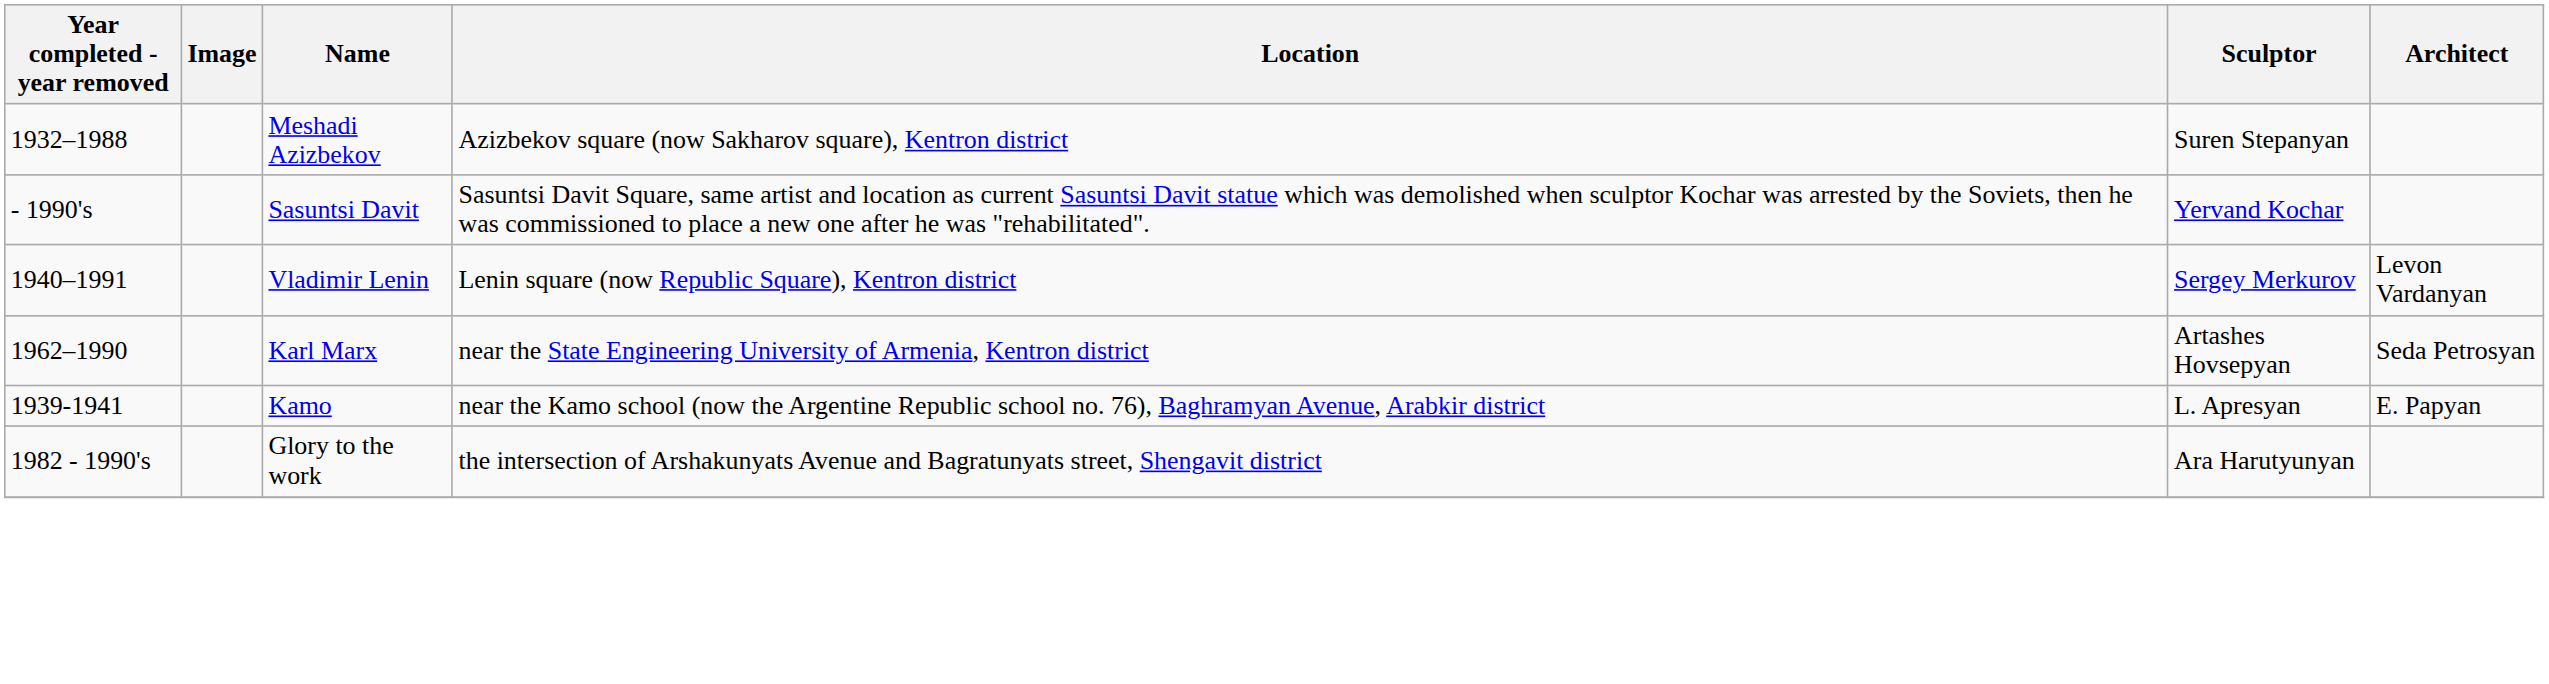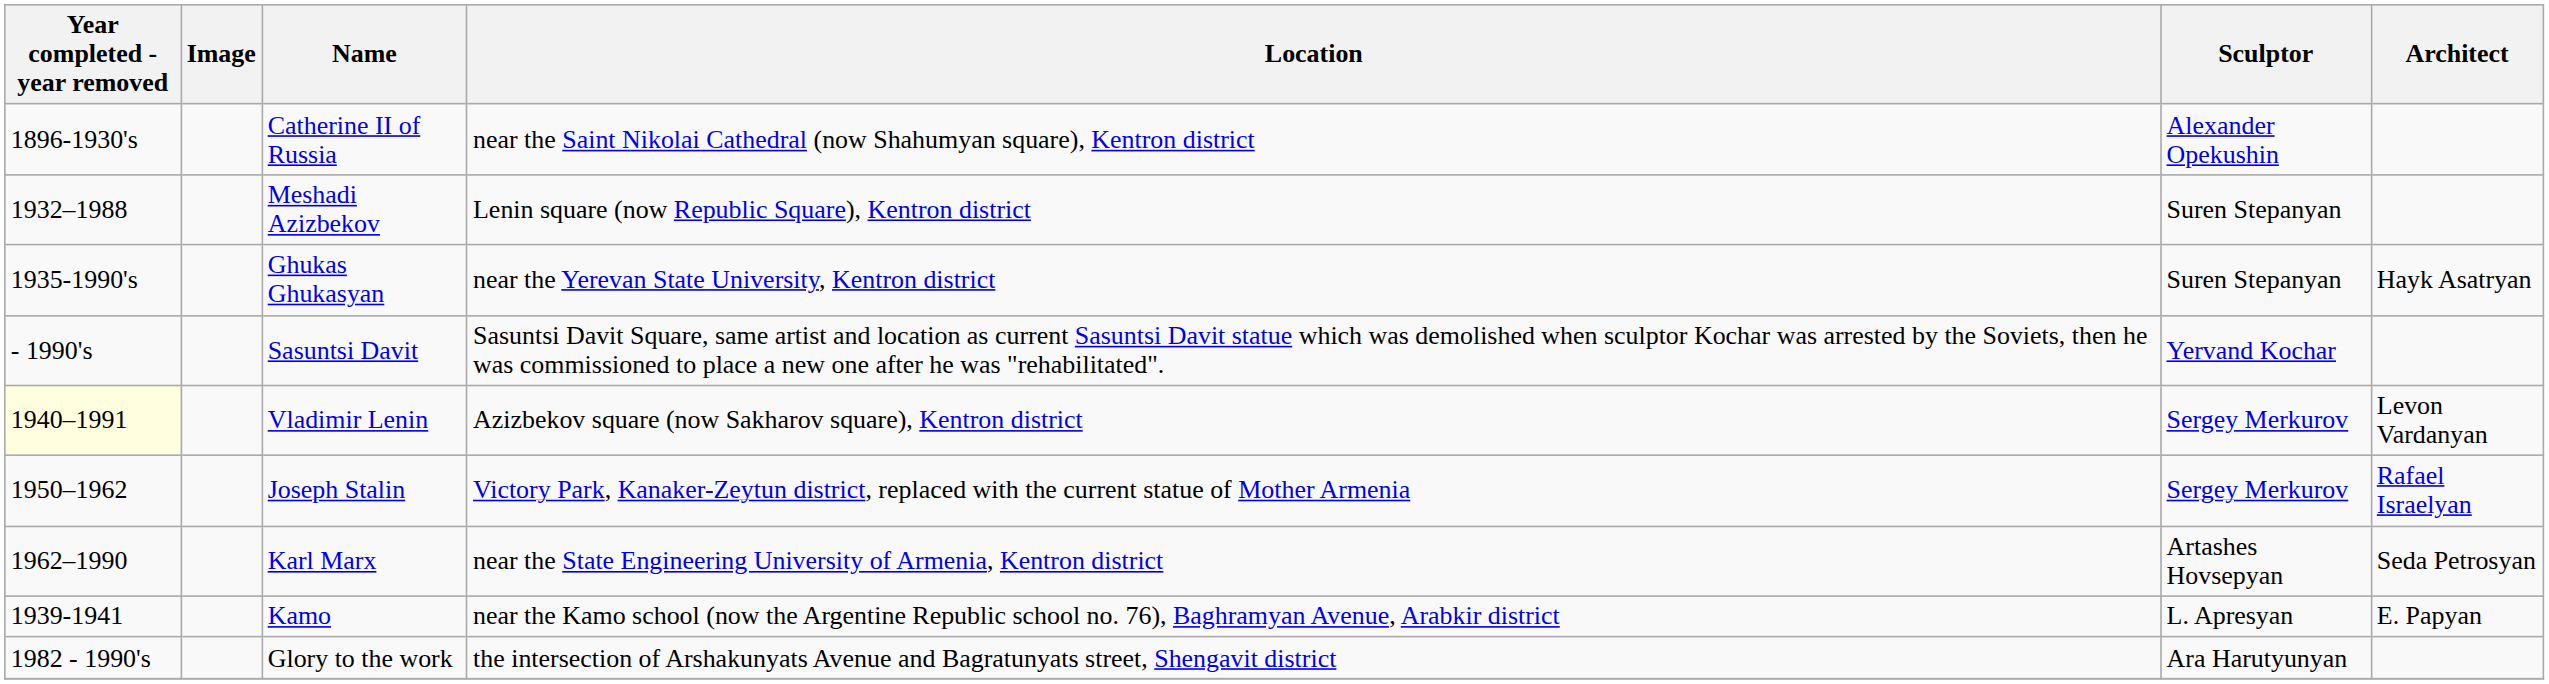+ row: (344, 139)
(763, 139) Azizbekov square (now Sakharov square), Kentron district -> (752, 209) Lenin square (now Republic Square), Kentron district
+ row: (326, 279)
(69, 279) no background -> (69, 420) lightyellow background
(737, 279) Lenin square (now Republic Square), Kentron district -> (778, 420) Azizbekov square (now Sakharov square), Kentron district
+ row: (336, 490)
